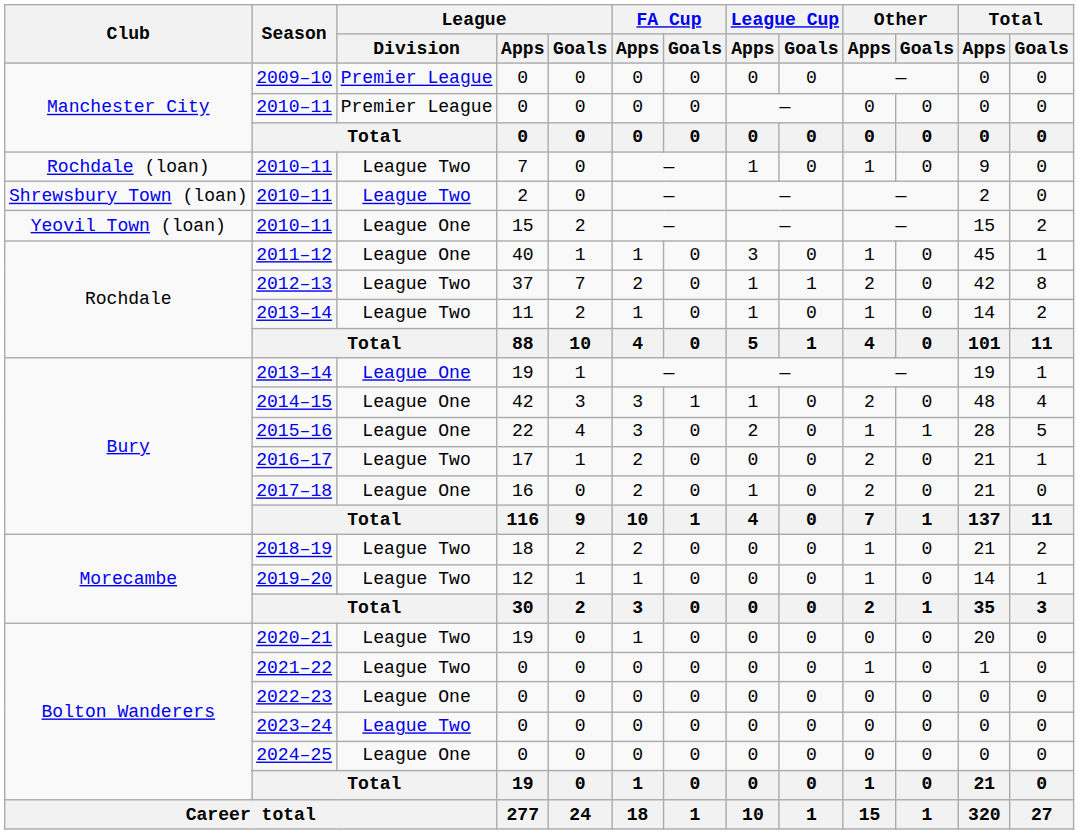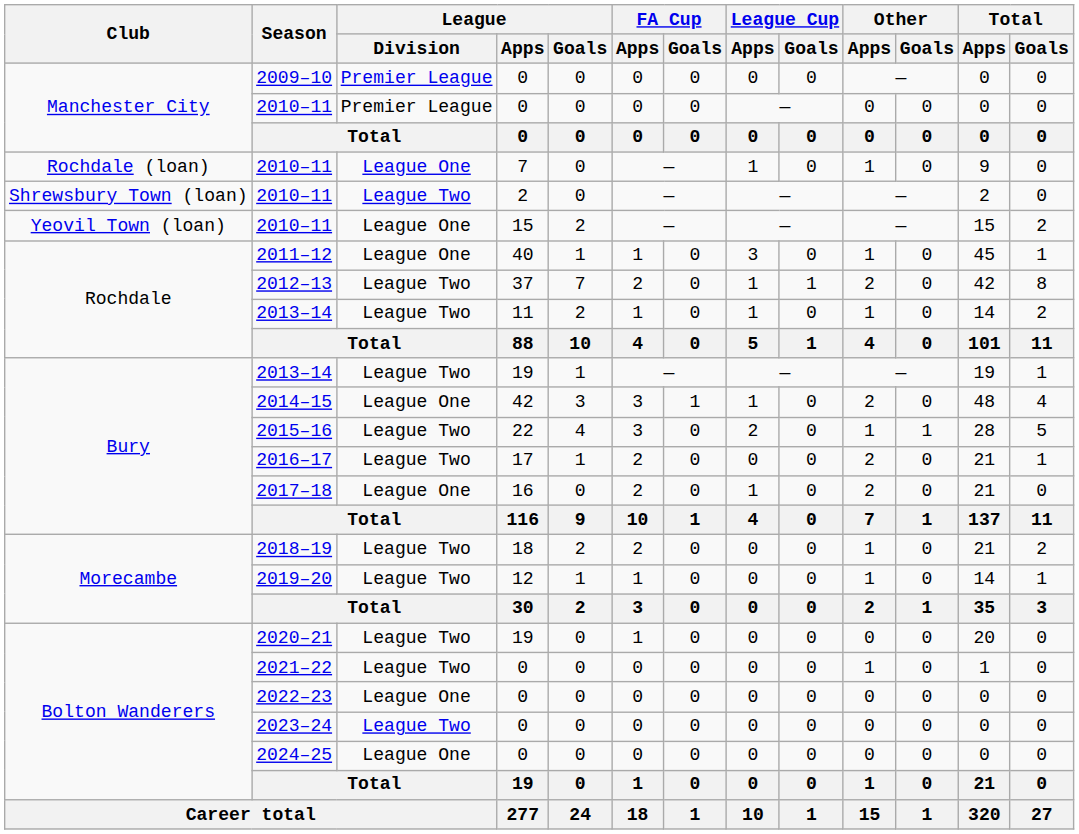(417, 167) League Two -> (417, 167) League One
(417, 373) League One -> (417, 373) League Two
(417, 432) League One -> (417, 432) League Two
